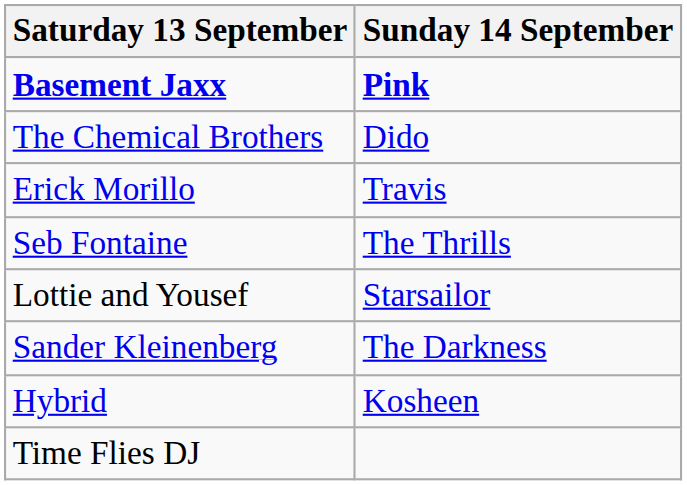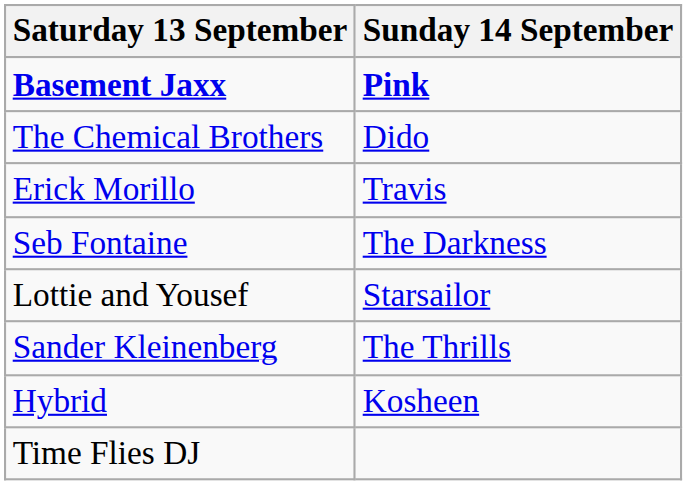(437, 242) The Thrills -> (455, 242) The Darkness
(455, 347) The Darkness -> (437, 347) The Thrills
